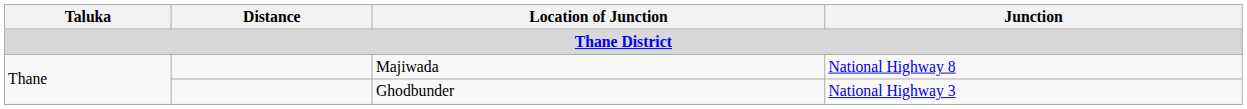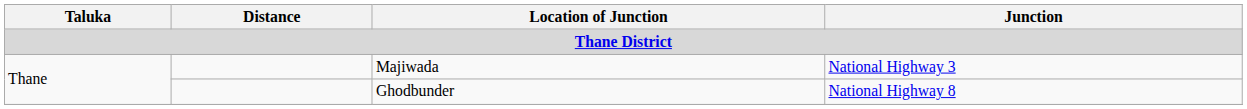(892, 66) National Highway 8 -> (892, 66) National Highway 3
(892, 91) National Highway 3 -> (892, 91) National Highway 8
